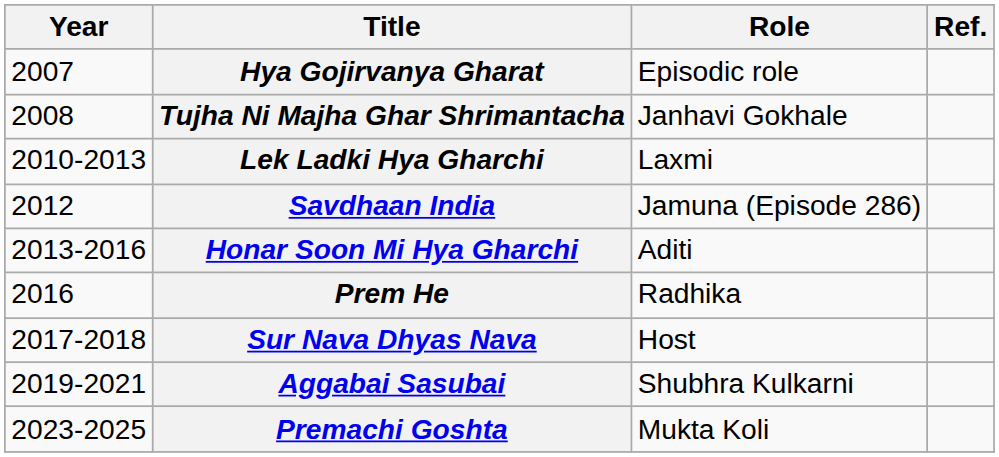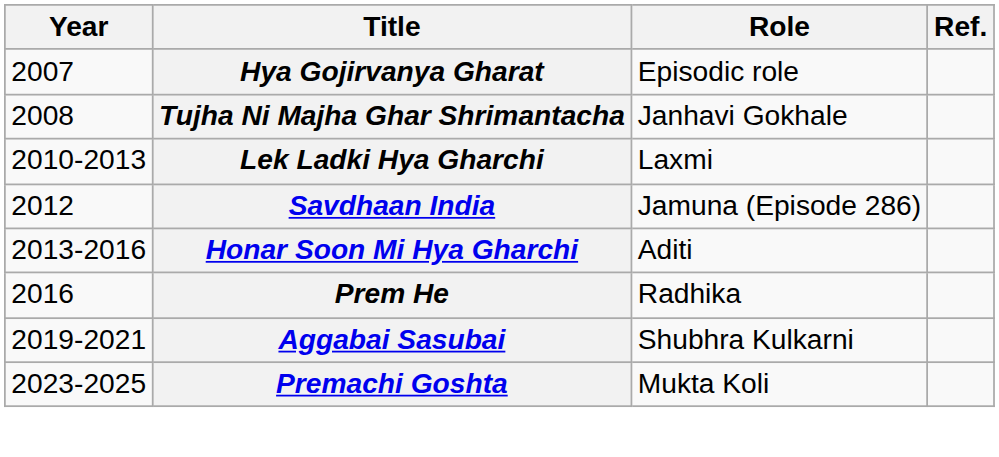- row: (392, 339)
